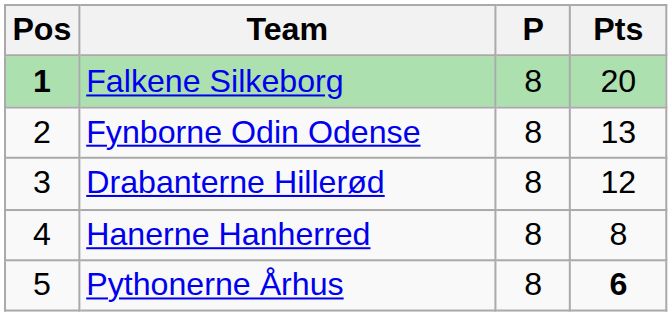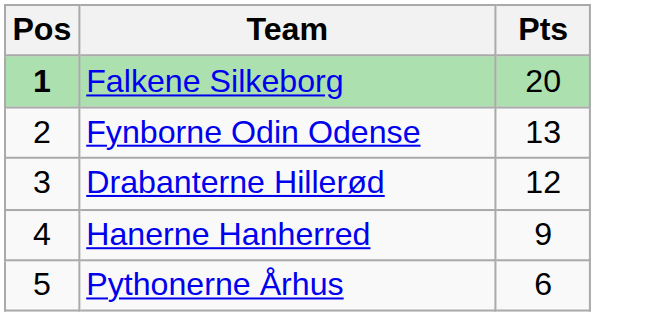- column: (533, 30)
(618, 234) 8 -> (543, 234) 9
(618, 285) bold -> (543, 285) normal
